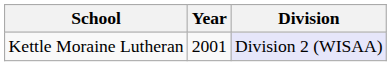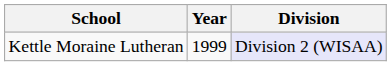(209, 46) 2001 -> (209, 46) 1999
